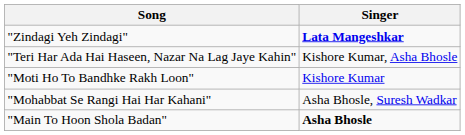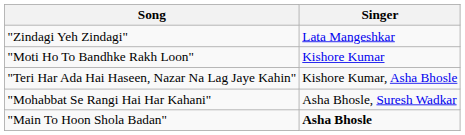(353, 36) bold -> (349, 36) normal
rows swapped: (101, 78) <-> (152, 57)
